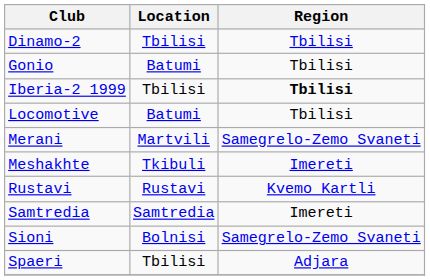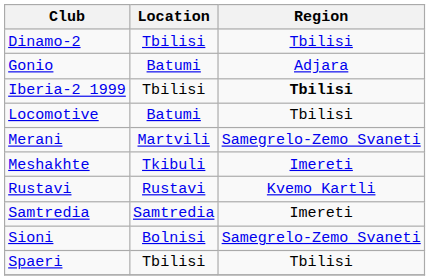(321, 66) Tbilisi -> (321, 66) Adjara
(321, 263) Adjara -> (321, 263) Tbilisi
